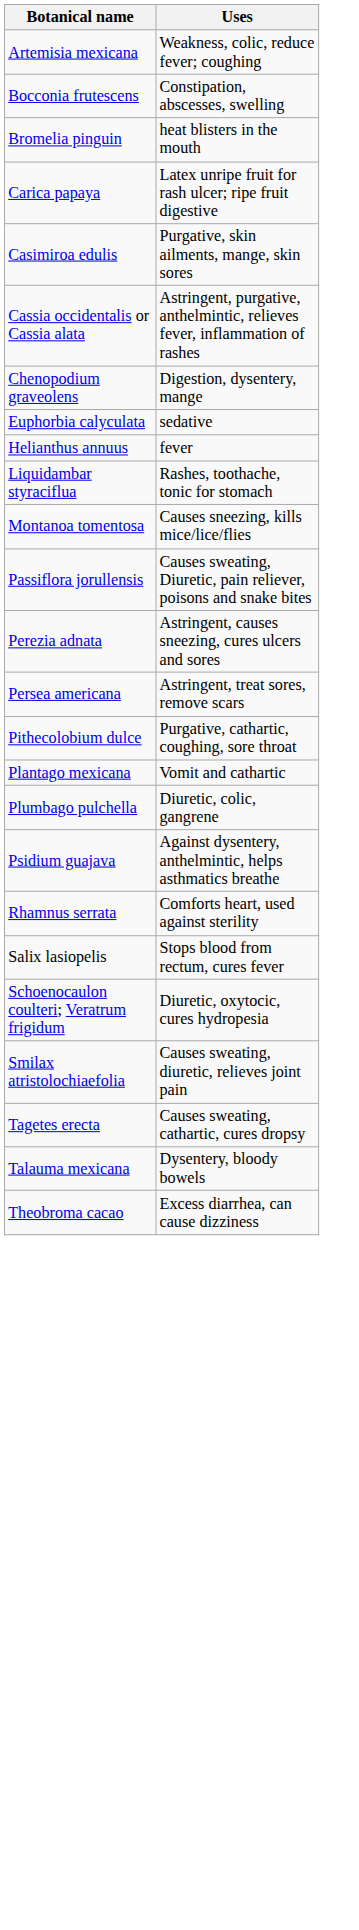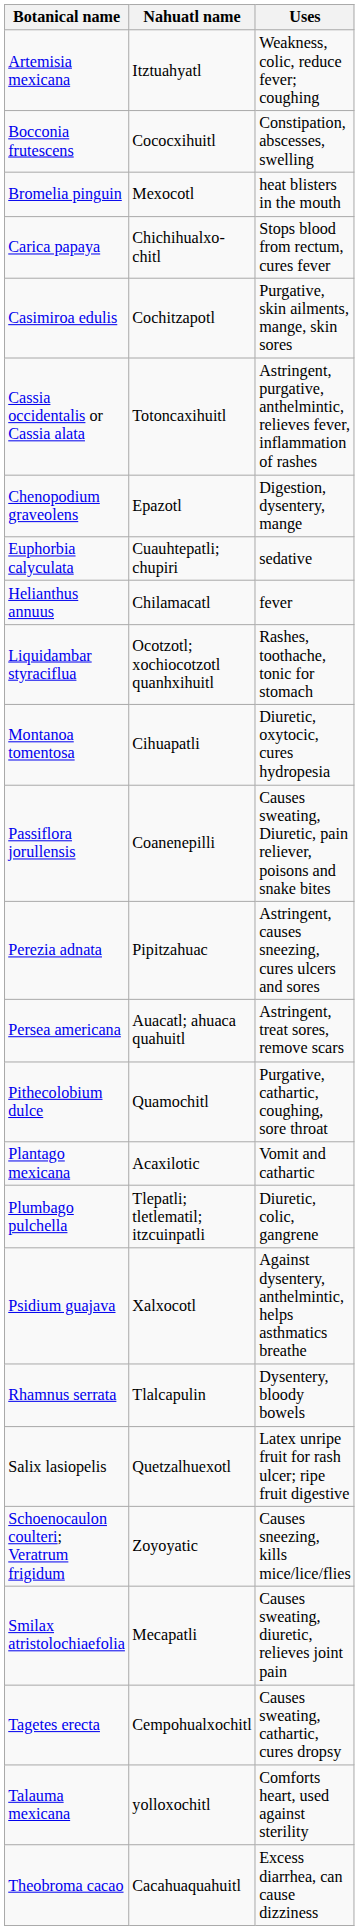+ column: (192, 17)
(228, 192) Latex unripe fruit for rash ulcer; ripe fruit digestive -> (301, 247) Stops blood from rectum, cures fever
(231, 526) Causes sneezing, kills mice/lice/flies -> (295, 744) Diuretic, oxytocic, cures hydropesia
(227, 913) Comforts heart, used against sterility -> (294, 1395) Dysentery, bloody bowels
(222, 957) Stops blood from rectum, cures fever -> (304, 1466) Latex unripe fruit for rash ulcer; ripe fruit digestive
(220, 1010) Diuretic, oxytocic, cures hydropesia -> (305, 1546) Causes sneezing, kills mice/lice/flies
(219, 1168) Dysentery, bloody bowels -> (294, 1805) Comforts heart, used against sterility
